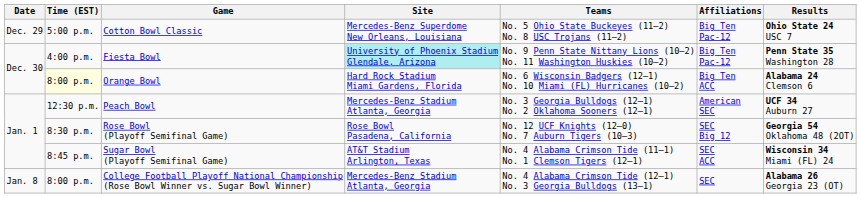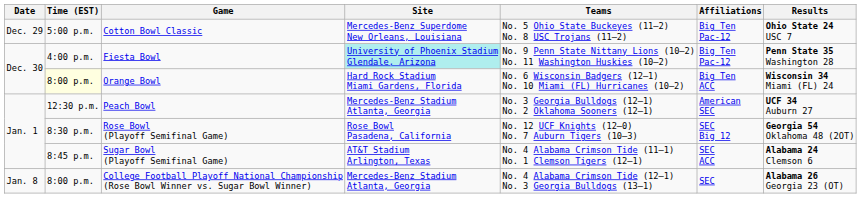(792, 81) Alabama 24 Clemson 6 -> (800, 81) Wisconsin 34 Miami (FL) 24
(800, 156) Wisconsin 34 Miami (FL) 24 -> (792, 156) Alabama 24 Clemson 6
